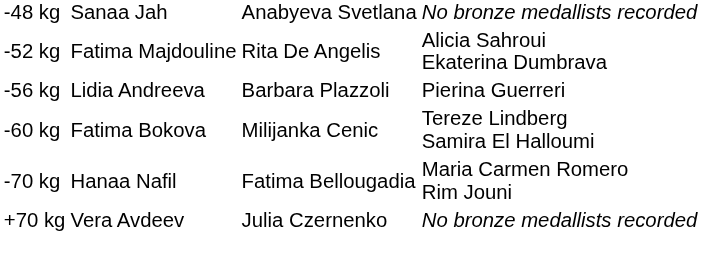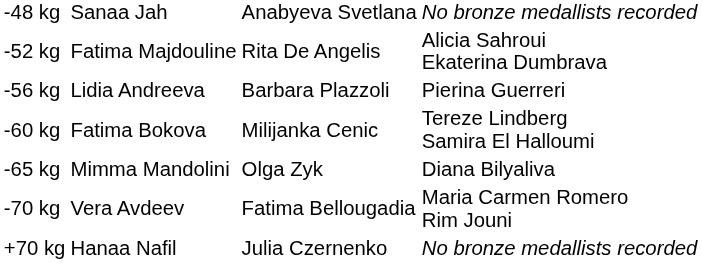+ row: (32, 169)
(124, 181) Hanaa Nafil -> (127, 208) Vera Avdeev
(127, 220) Vera Avdeev -> (124, 248) Hanaa Nafil
